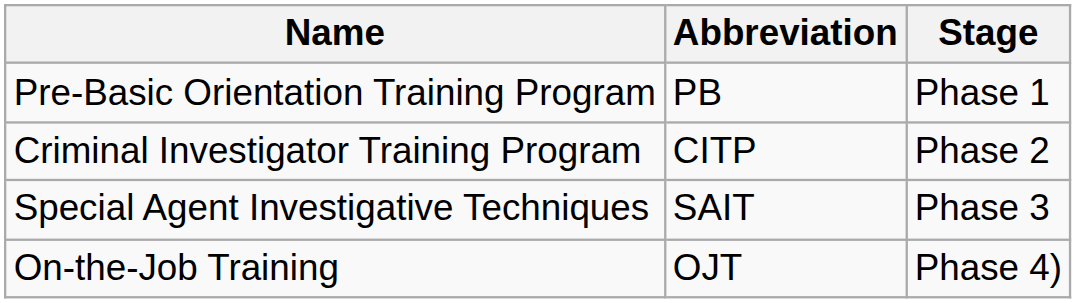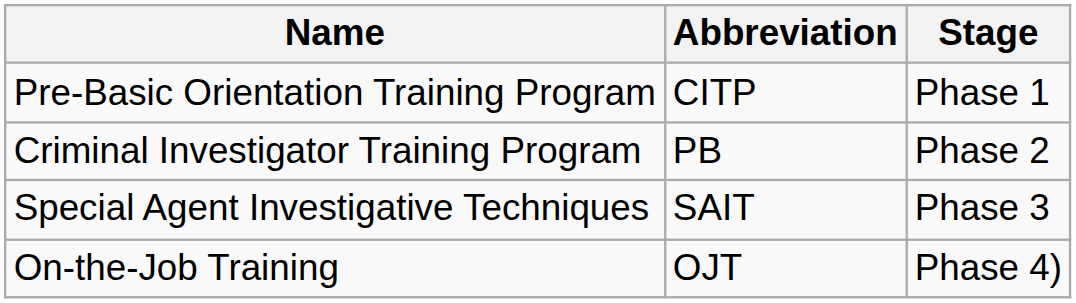(697, 92) PB -> (715, 92) CITP
(715, 150) CITP -> (697, 150) PB
